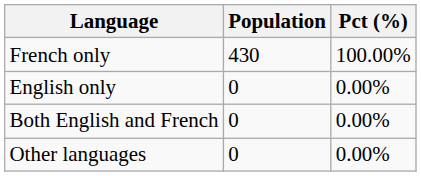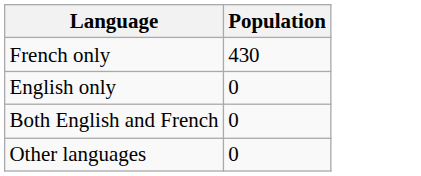- column: (373, 21)
